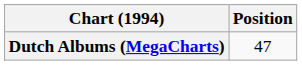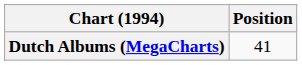(263, 45) 47 -> (263, 45) 41
